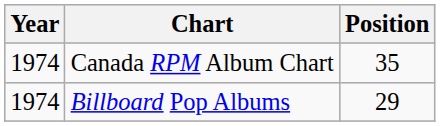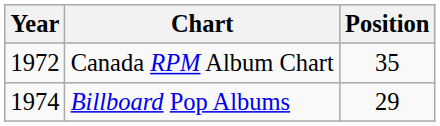(35, 62) 1974 -> (35, 62) 1972
